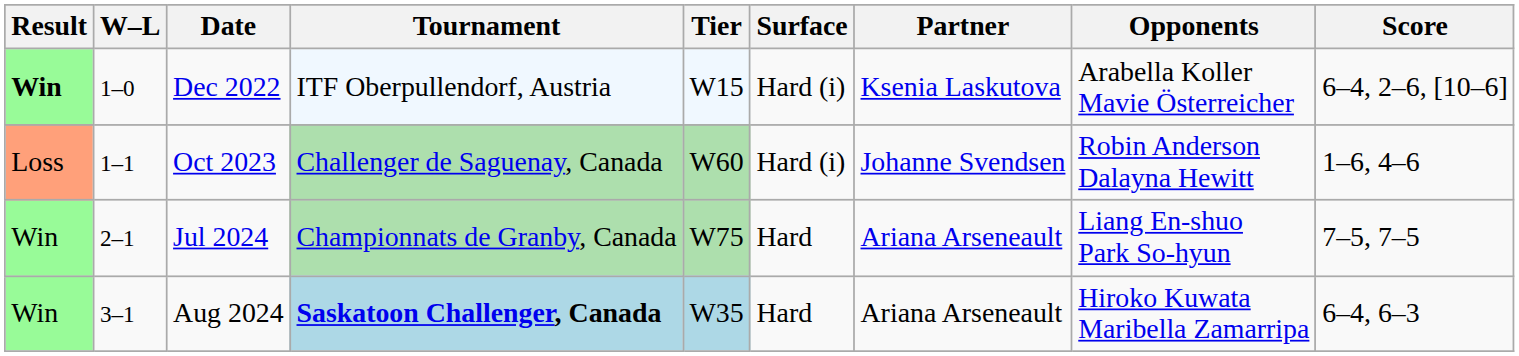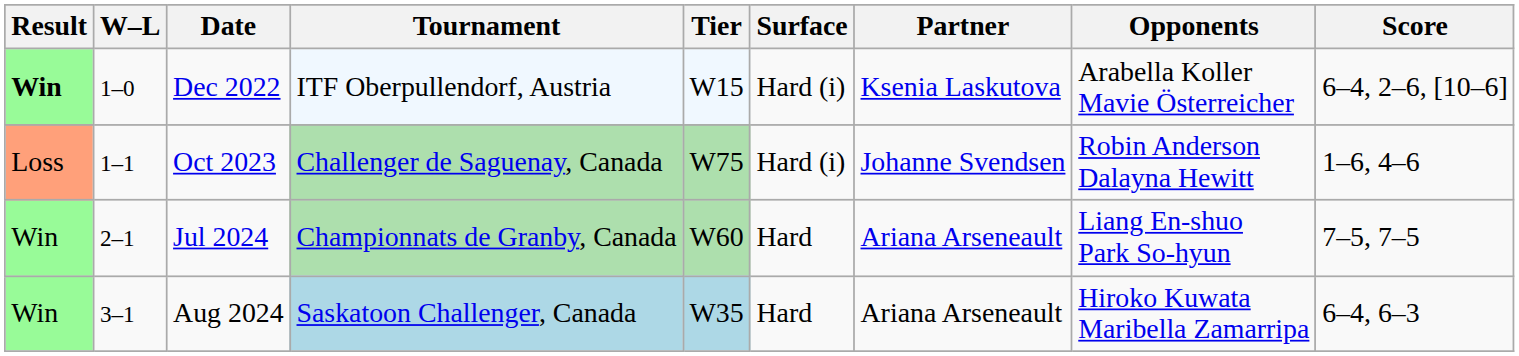(717, 161) W60 -> (717, 161) W75
(717, 237) W75 -> (717, 237) W60
(479, 312) bold -> (466, 312) normal
